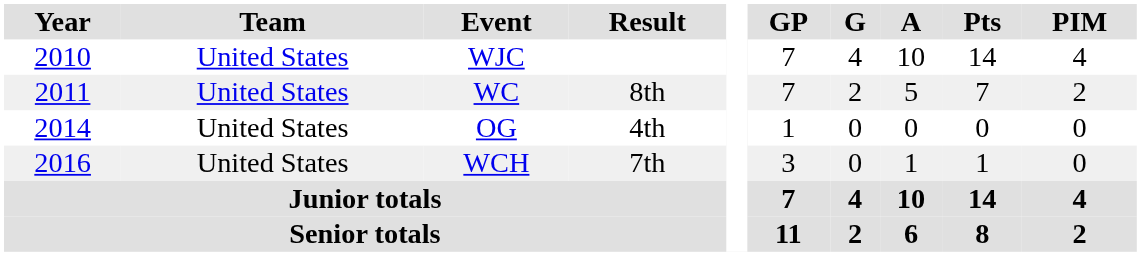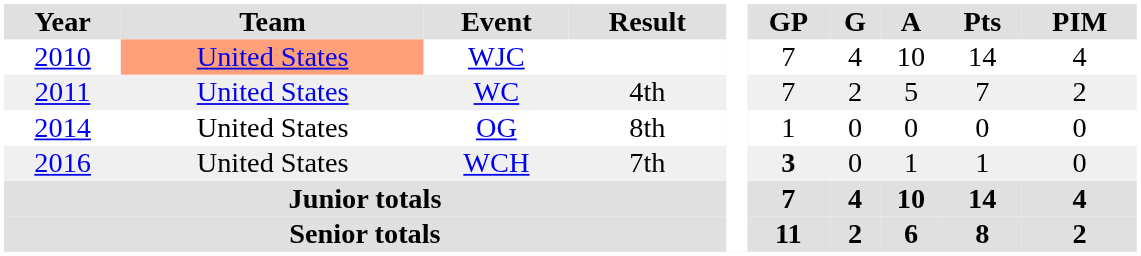(273, 56) no background -> (273, 56) lightsalmon background
(647, 92) 8th -> (647, 92) 4th
(647, 127) 4th -> (647, 127) 8th
(788, 162) normal -> (788, 162) bold
